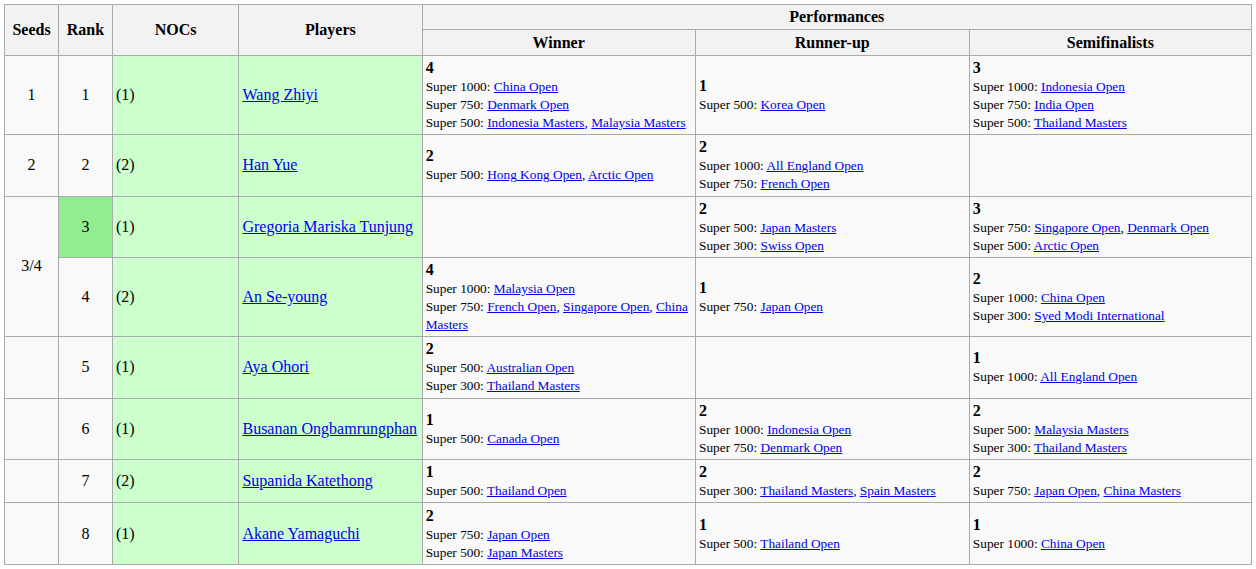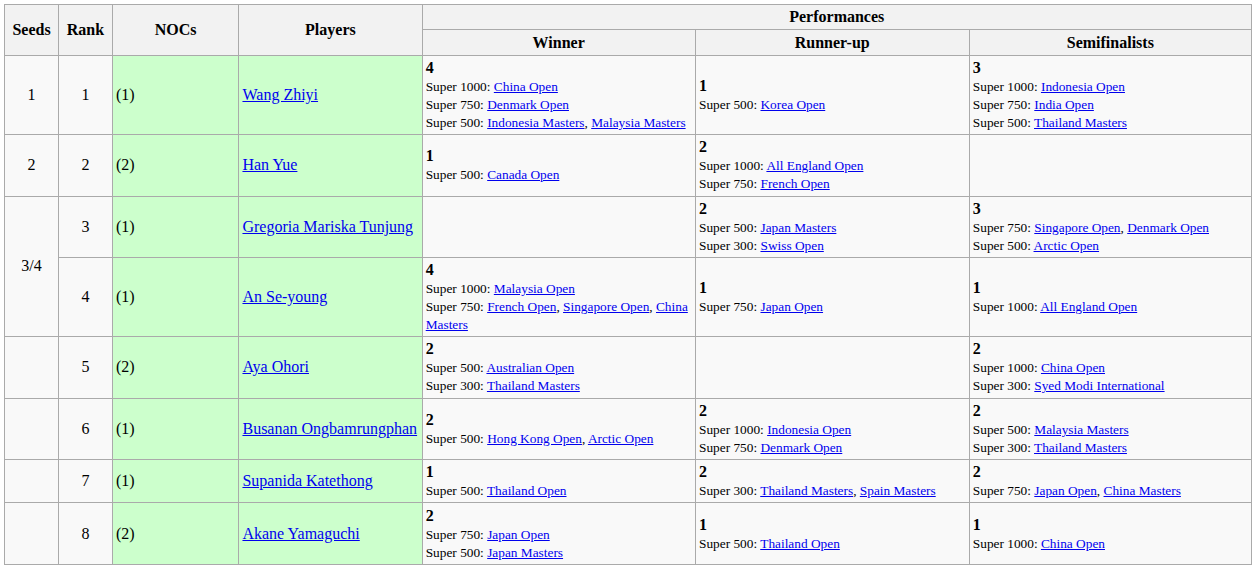(540, 165) 2 Super 500: Hong Kong Open, Arctic Open -> (493, 165) 1 Super 500: Canada Open
(85, 226) lightgreen background -> (85, 226) no background
(125, 297) (2) -> (125, 297) (1)
(1069, 297) 2 Super 1000: China Open Super 300: Syed Modi International -> (1055, 297) 1 Super 1000: All England Open
(125, 367) (1) -> (125, 367) (2)
(1055, 367) 1 Super 1000: All England Open -> (1069, 367) 2 Super 1000: China Open Super 300: Syed Modi International
(493, 428) 1 Super 500: Canada Open -> (540, 428) 2 Super 500: Hong Kong Open, Arctic Open
(125, 481) (2) -> (125, 481) (1)
(125, 533) (1) -> (125, 533) (2)
